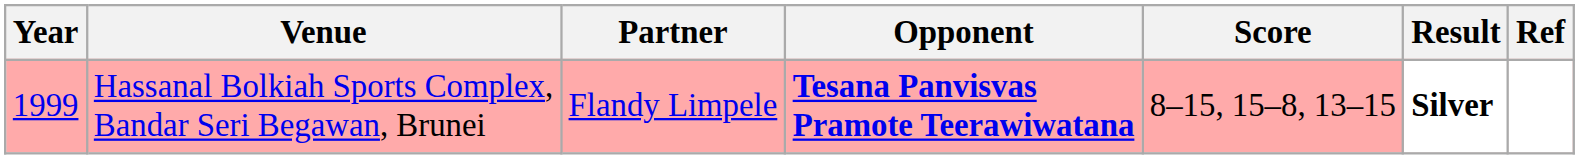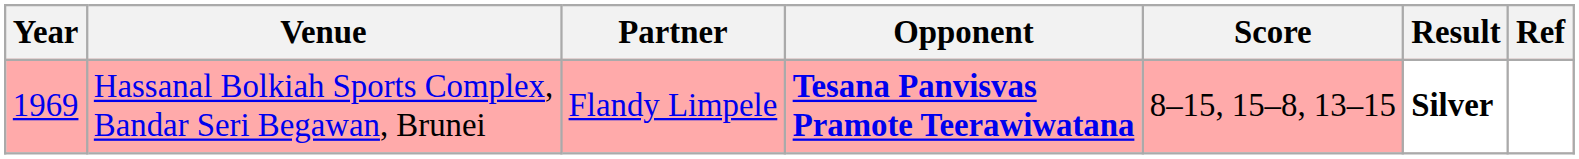(46, 105) 1999 -> (46, 105) 1969
